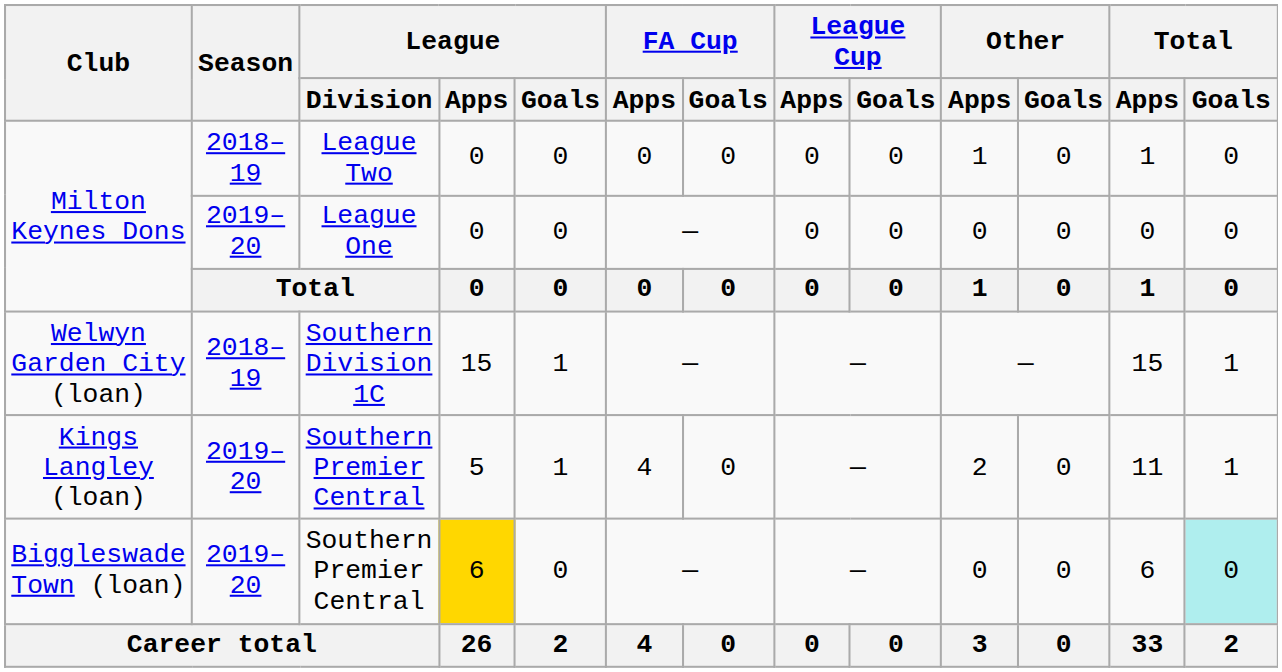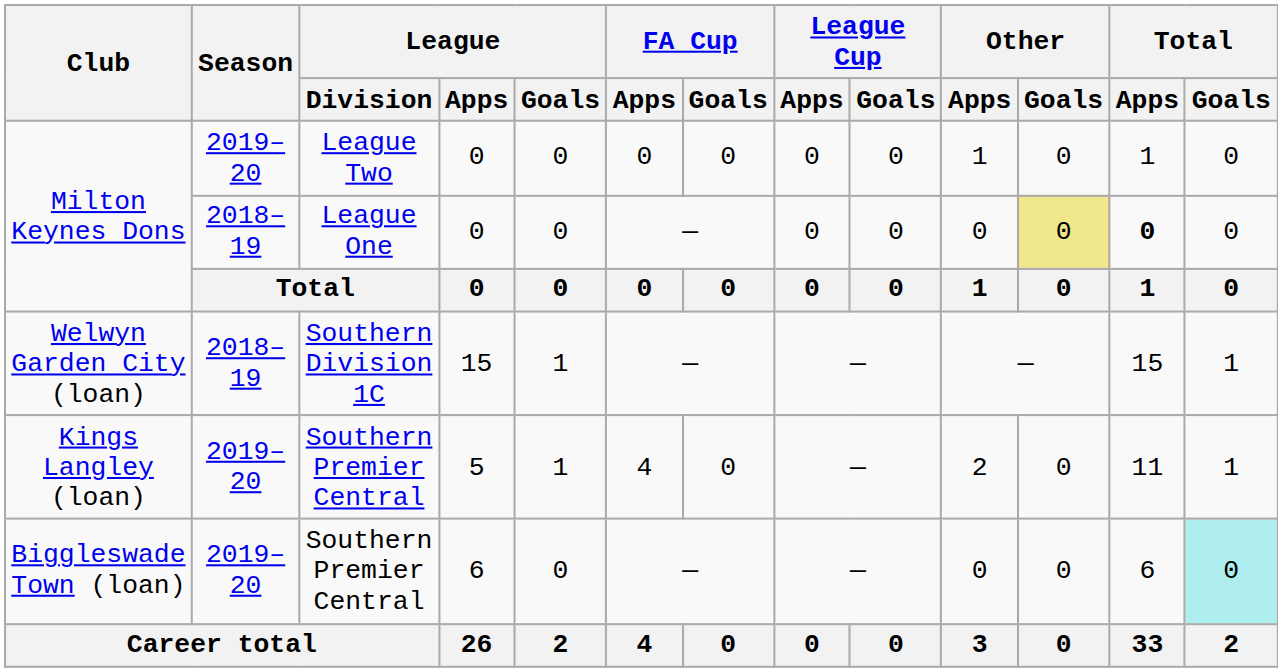(246, 158) 2018–19 -> (246, 158) 2019–20
(246, 232) 2019–20 -> (246, 232) 2018–19
(1064, 232) no background -> (1064, 232) khaki background
(1147, 232) normal -> (1147, 232) bold
(477, 571) gold background -> (477, 571) no background
